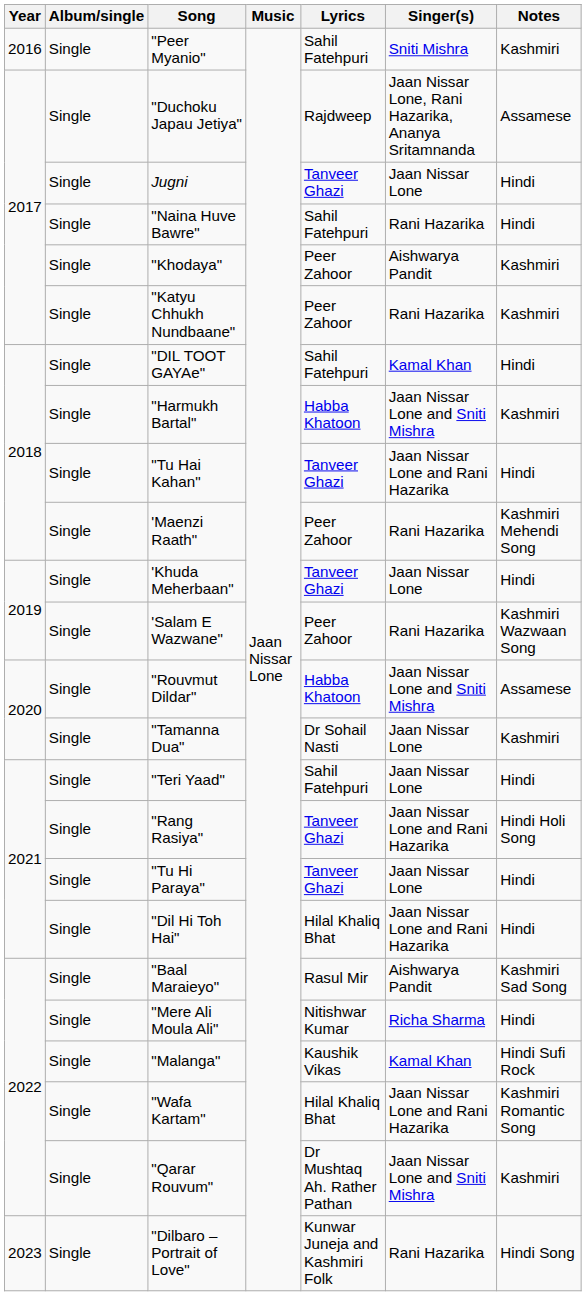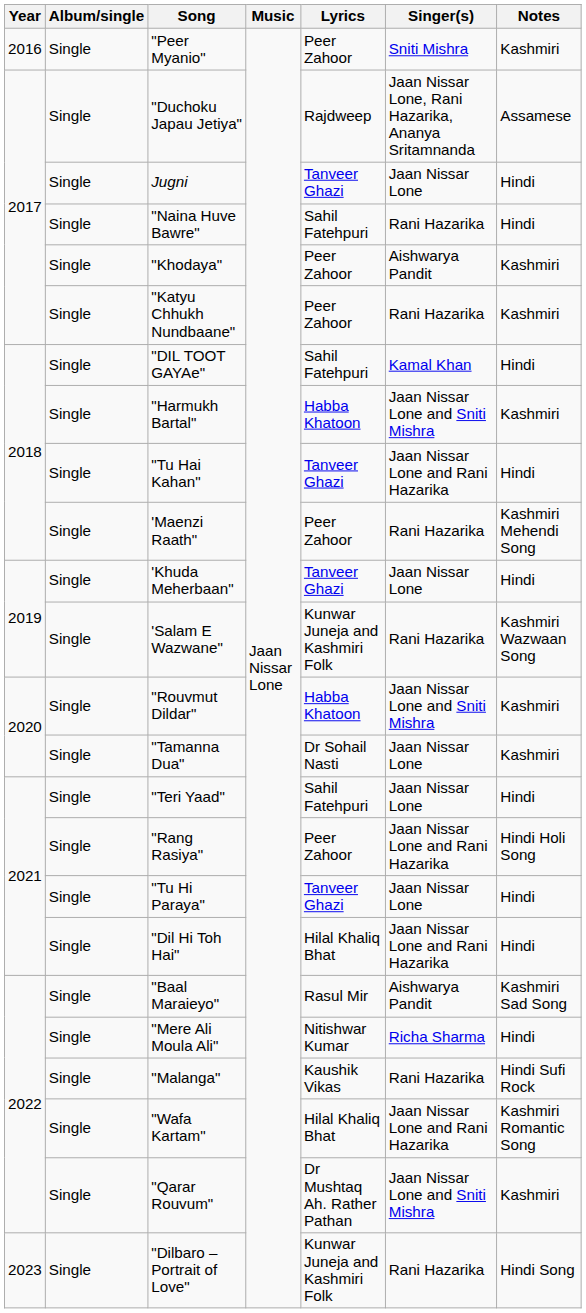(336, 49) Sahil Fatehpuri -> (328, 49) Peer Zahoor
(328, 630) Peer Zahoor -> (341, 639) Kunwar Juneja and Kashmiri Folk
(536, 689) Assamese -> (530, 706) Kashmiri
(331, 829) Tanveer Ghazi -> (328, 846) Peer Zahoor
(430, 1061) Kamal Khan -> (436, 1078) Rani Hazarika
